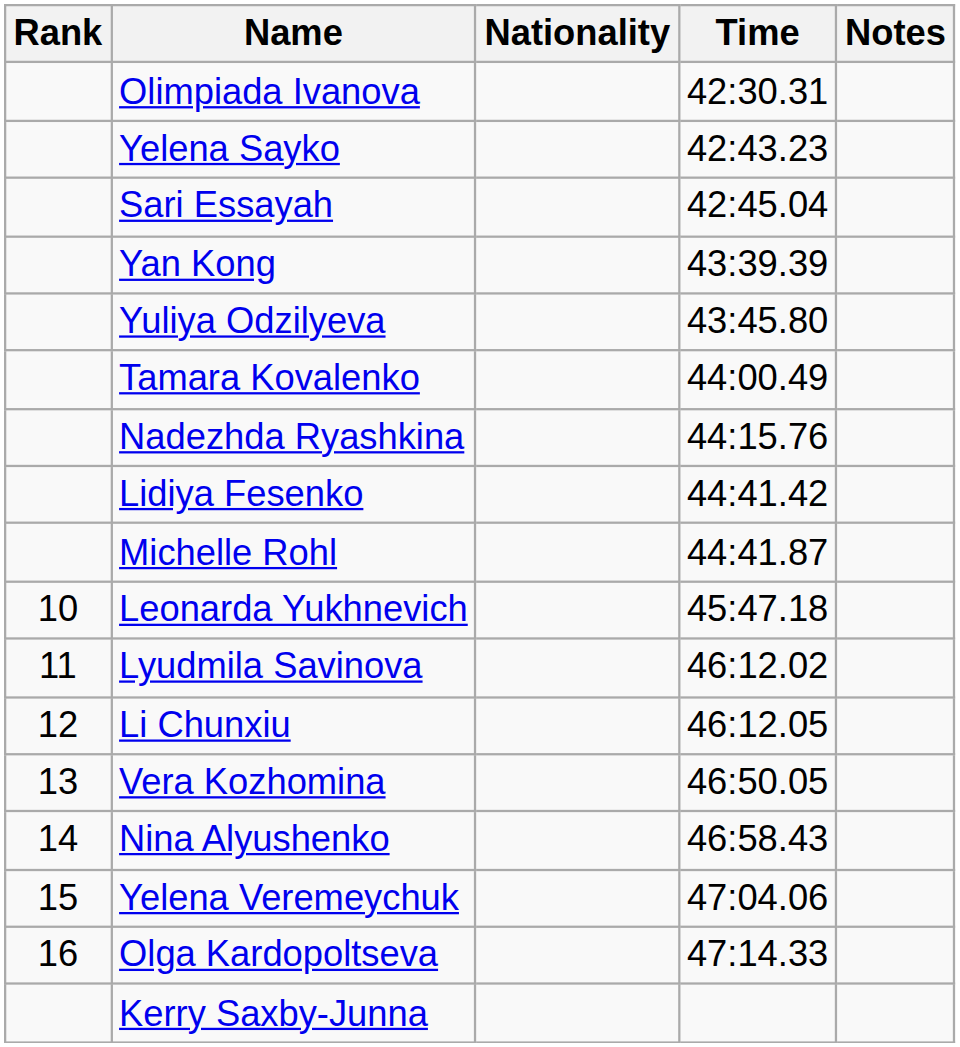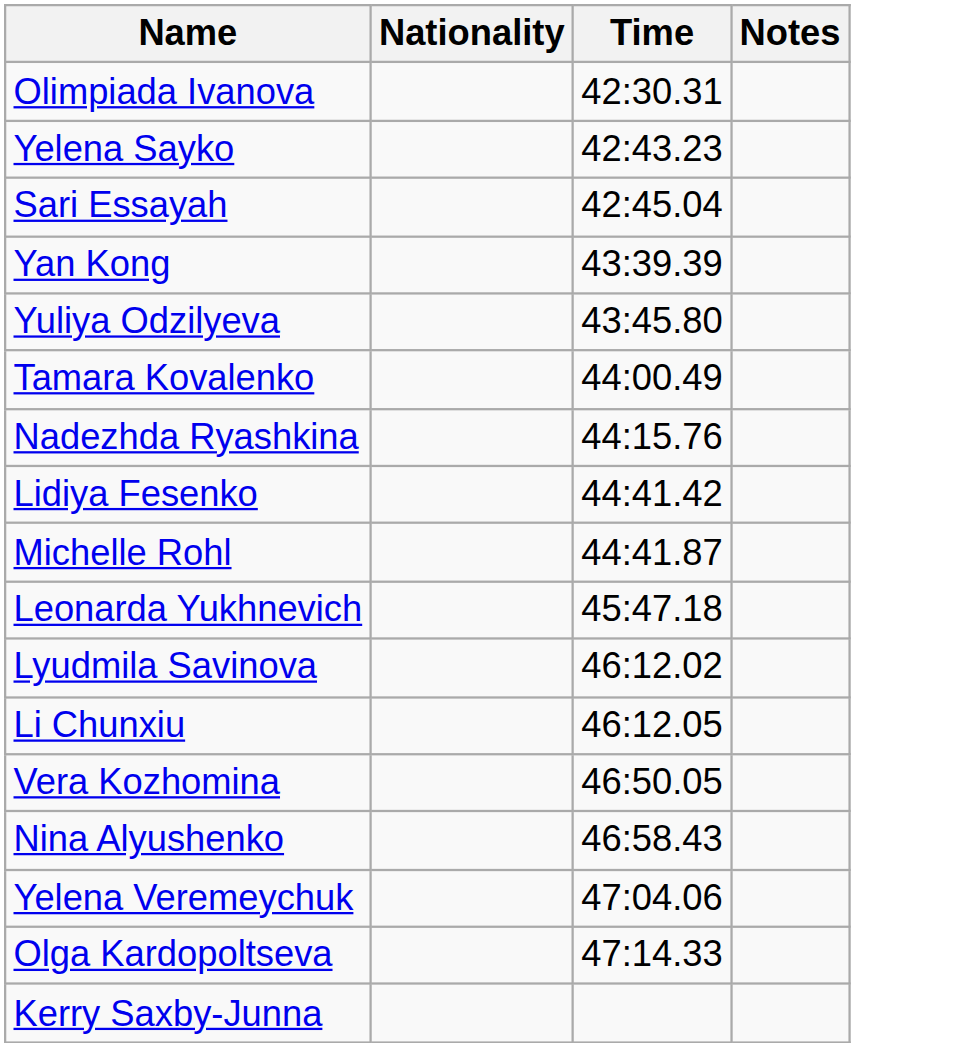- column: (58, 33)
